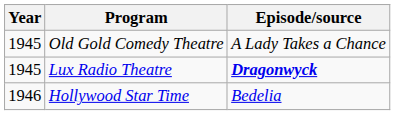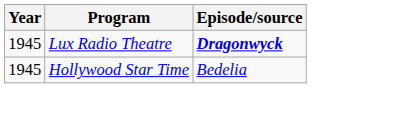- row: (136, 43)
(25, 95) 1946 -> (25, 69) 1945
